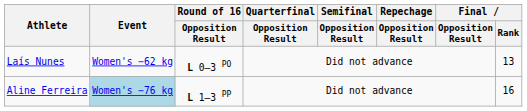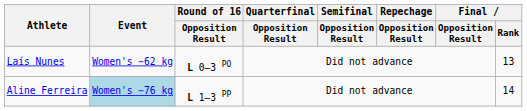(508, 91) 16 -> (508, 91) 14
